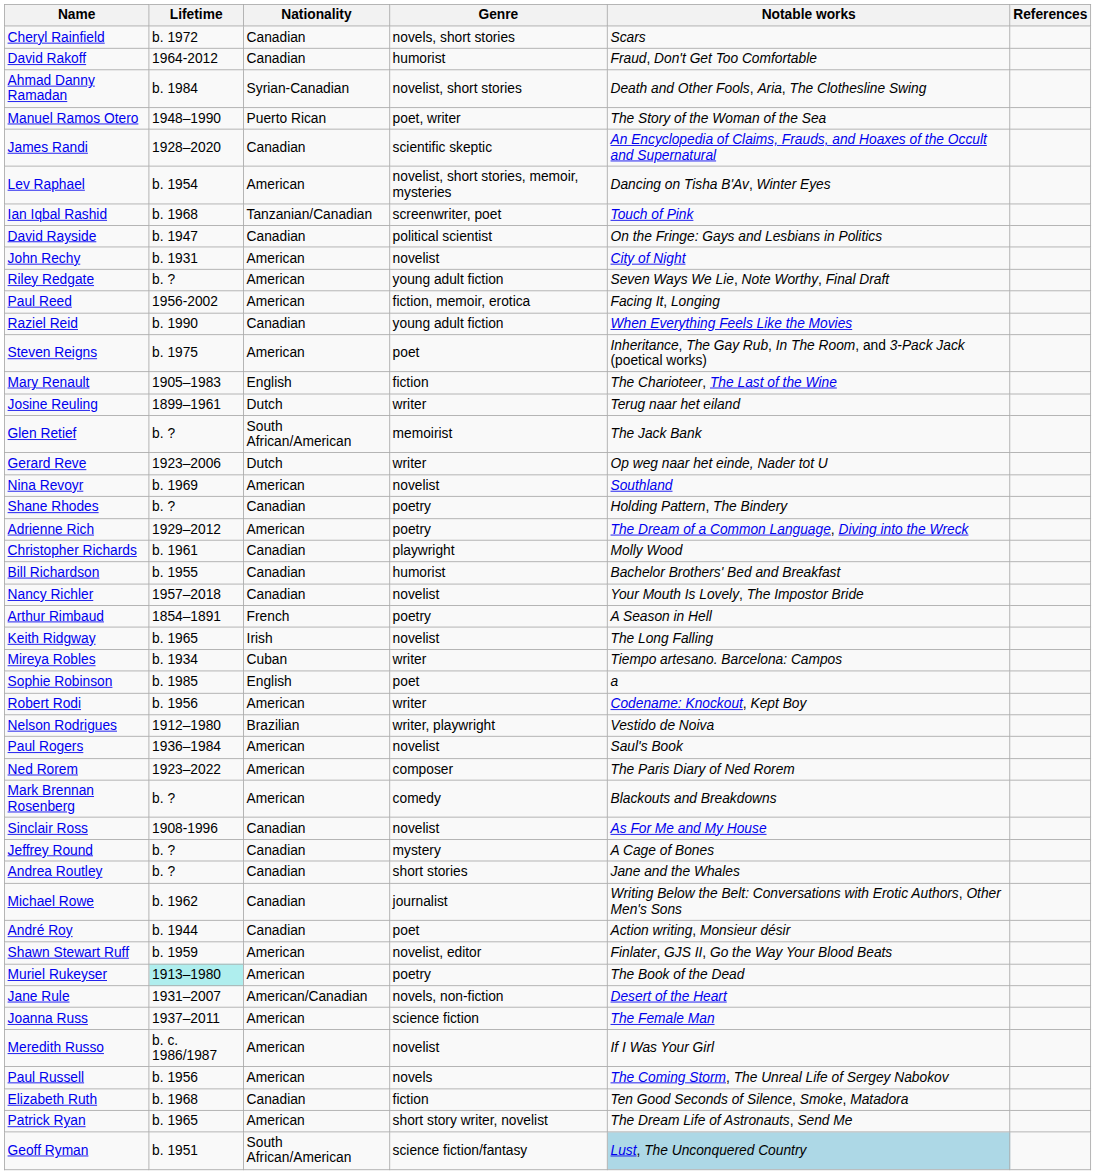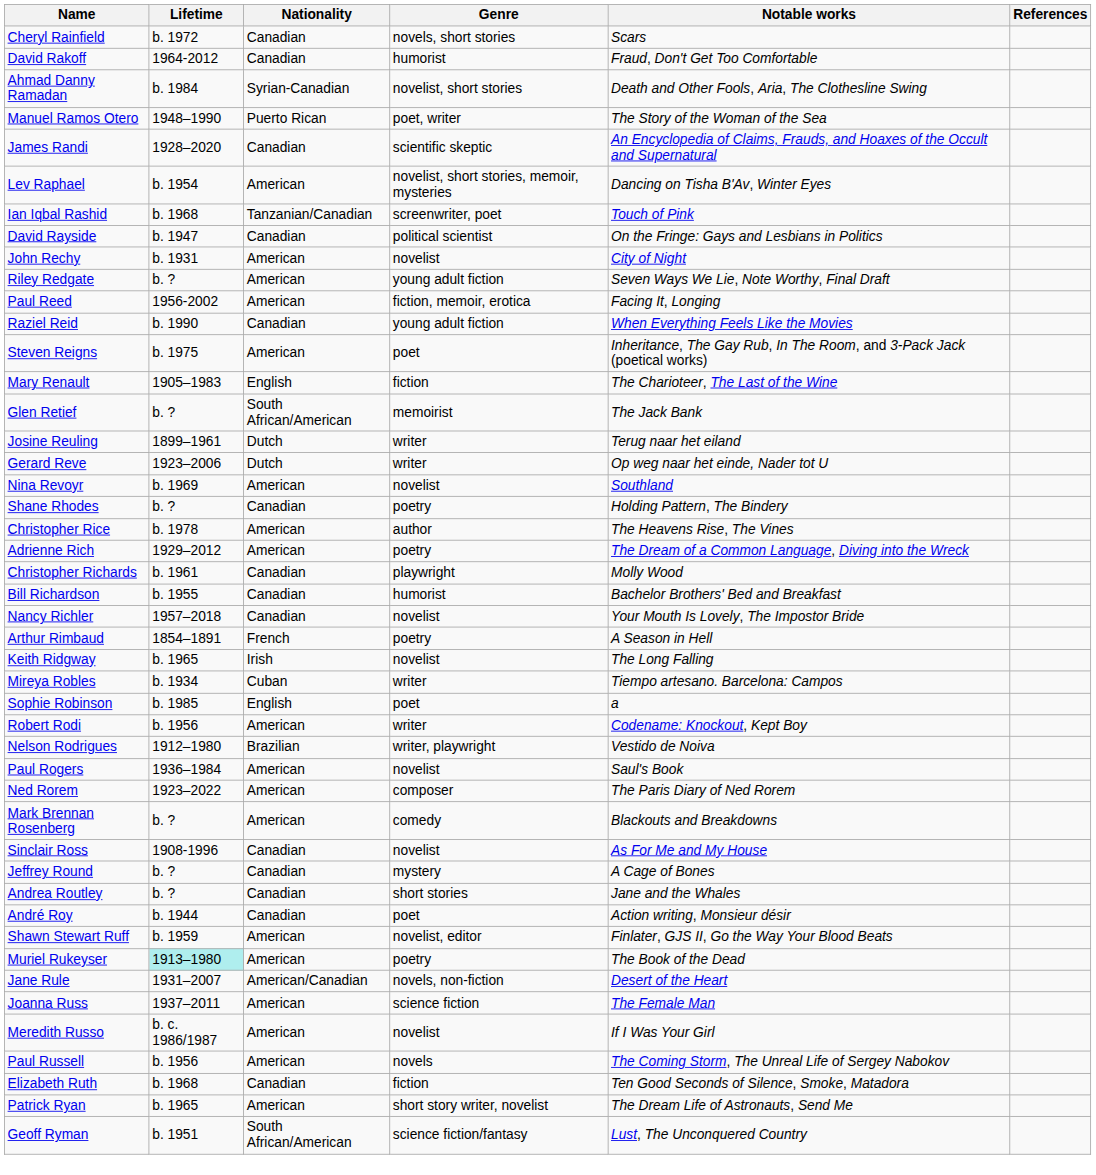rows swapped: (42, 434) <-> (53, 404)
+ row: (59, 529)
- row: (51, 901)
(708, 1150) lightblue background -> (709, 1135) no background
